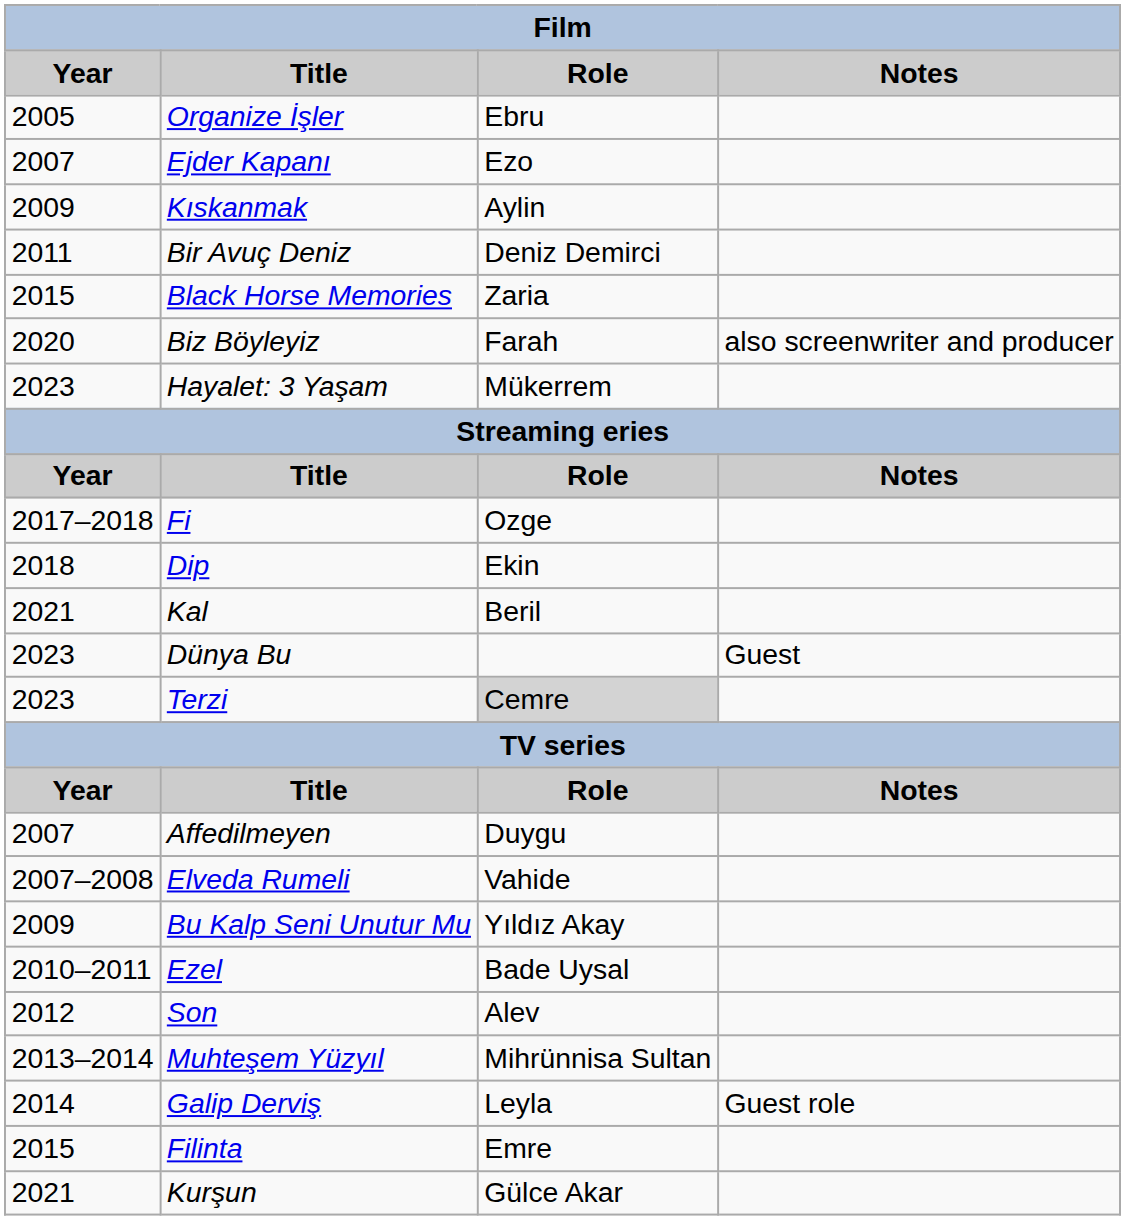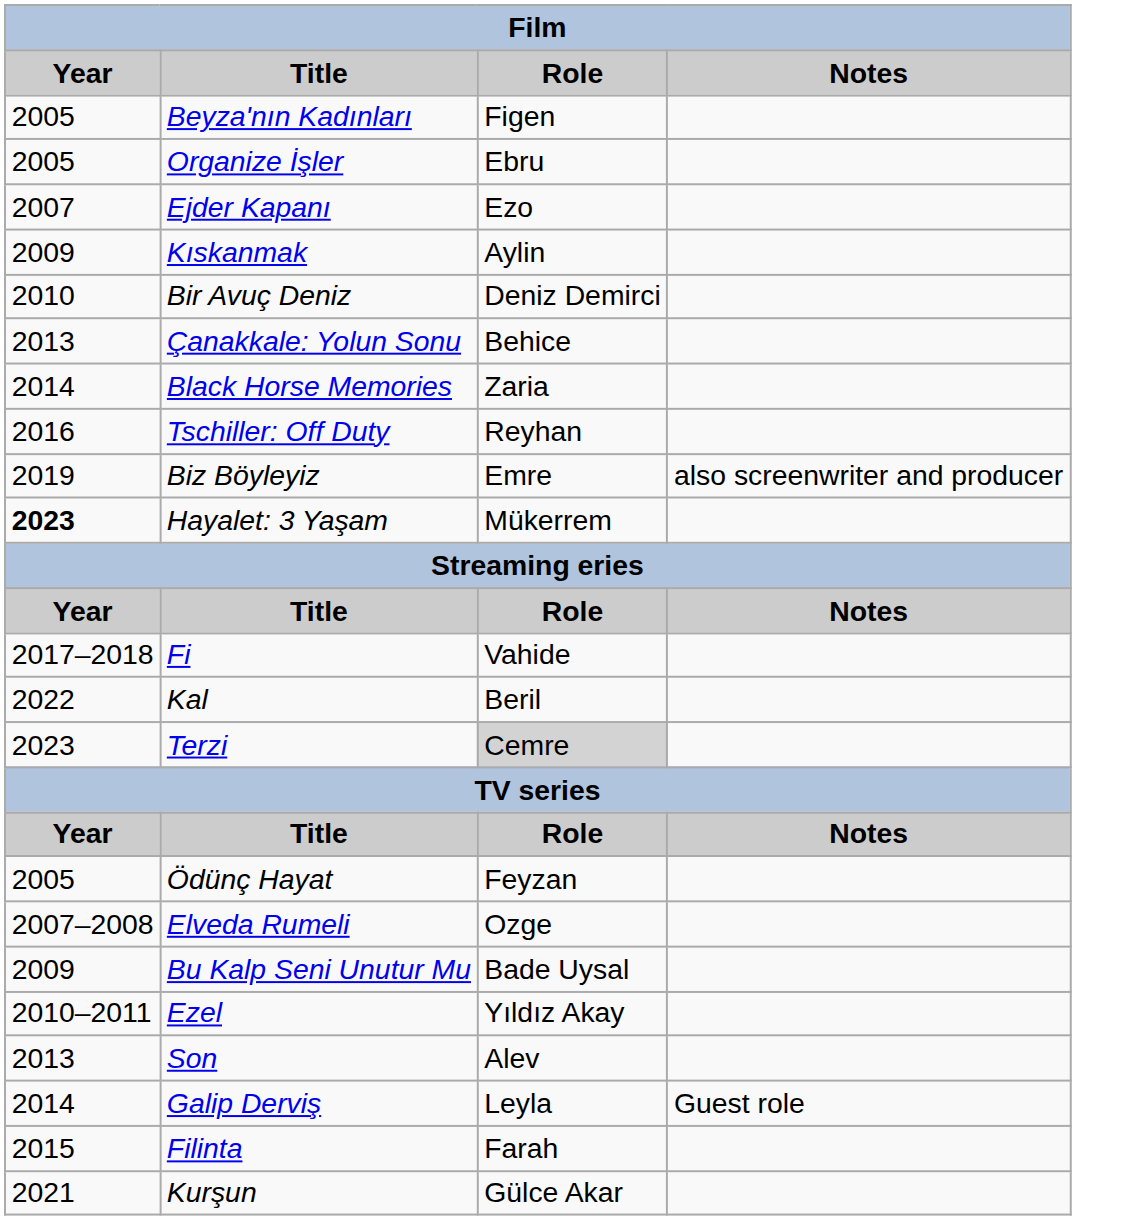+ row: (289, 117)
(42, 252) 2011 -> (43, 297) 2010
+ row: (314, 342)
(43, 297) 2015 -> (43, 386) 2014
+ row: (278, 431)
(43, 342) 2020 -> (43, 476) 2019
(521, 342) Farah -> (518, 476) Emre
(43, 386) normal -> (43, 521) bold
(518, 521) Ozge -> (527, 655) Vahide
- row: (188, 566)
(43, 610) 2021 -> (43, 700) 2022
- row: (229, 655)
+ row: (250, 879)
- row: (249, 834)
(527, 879) Vahide -> (518, 924) Ozge
(554, 924) Yıldız Akay -> (557, 969) Bade Uysal
(557, 969) Bade Uysal -> (554, 1014) Yıldız Akay
(43, 1014) 2012 -> (43, 1059) 2013
- row: (275, 1059)
(518, 1148) Emre -> (521, 1148) Farah
